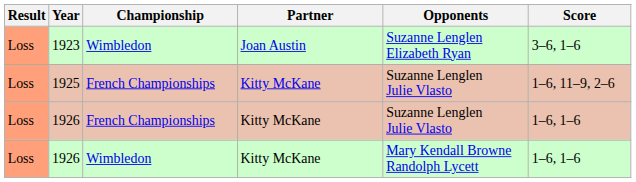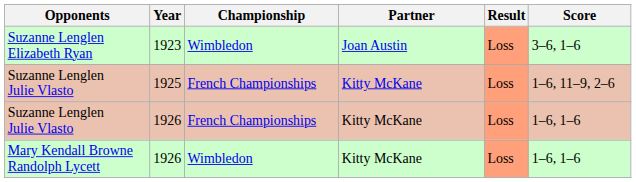columns swapped: (27, 15) <-> (456, 15)
